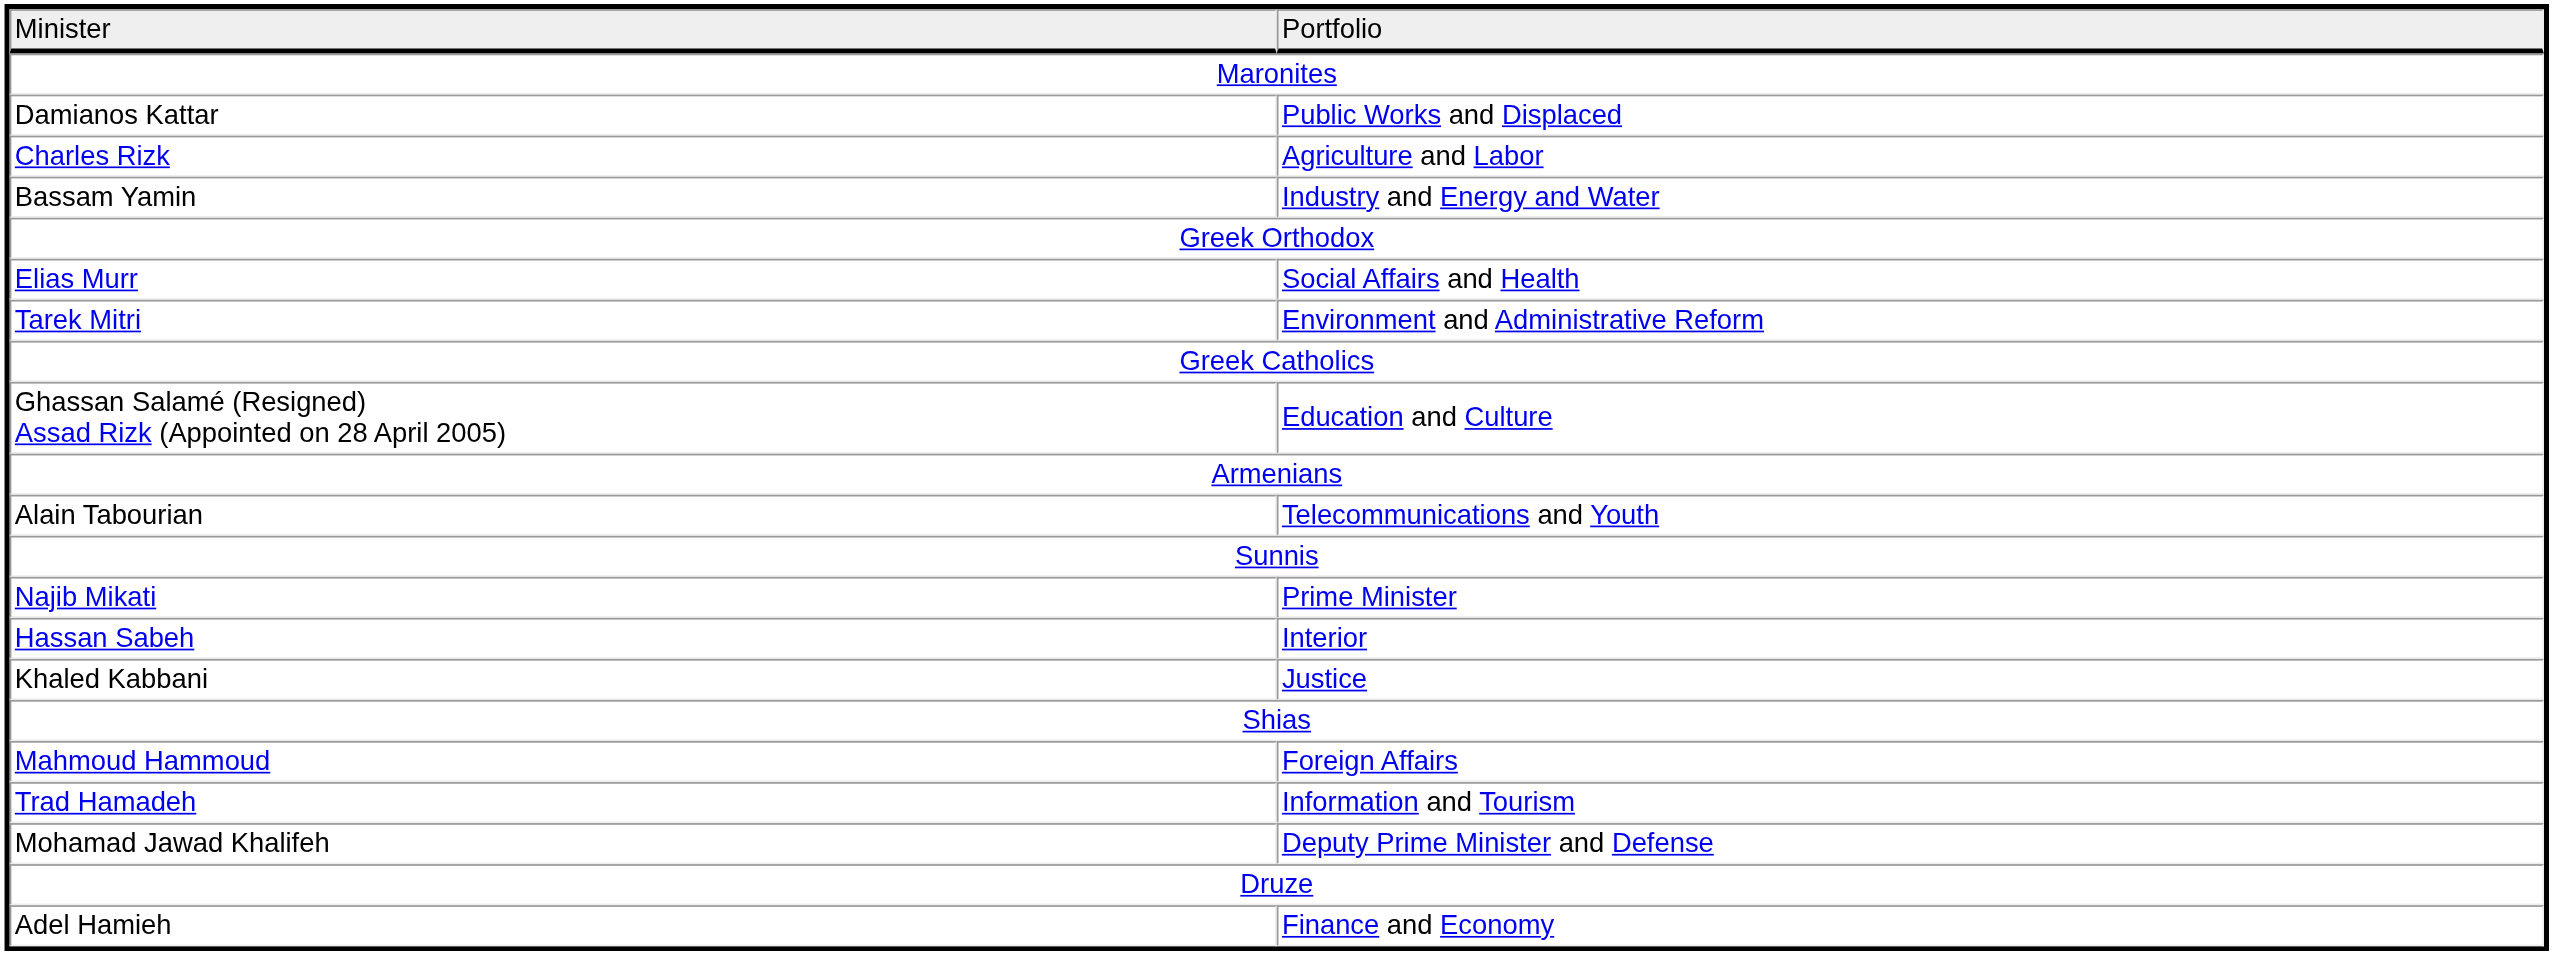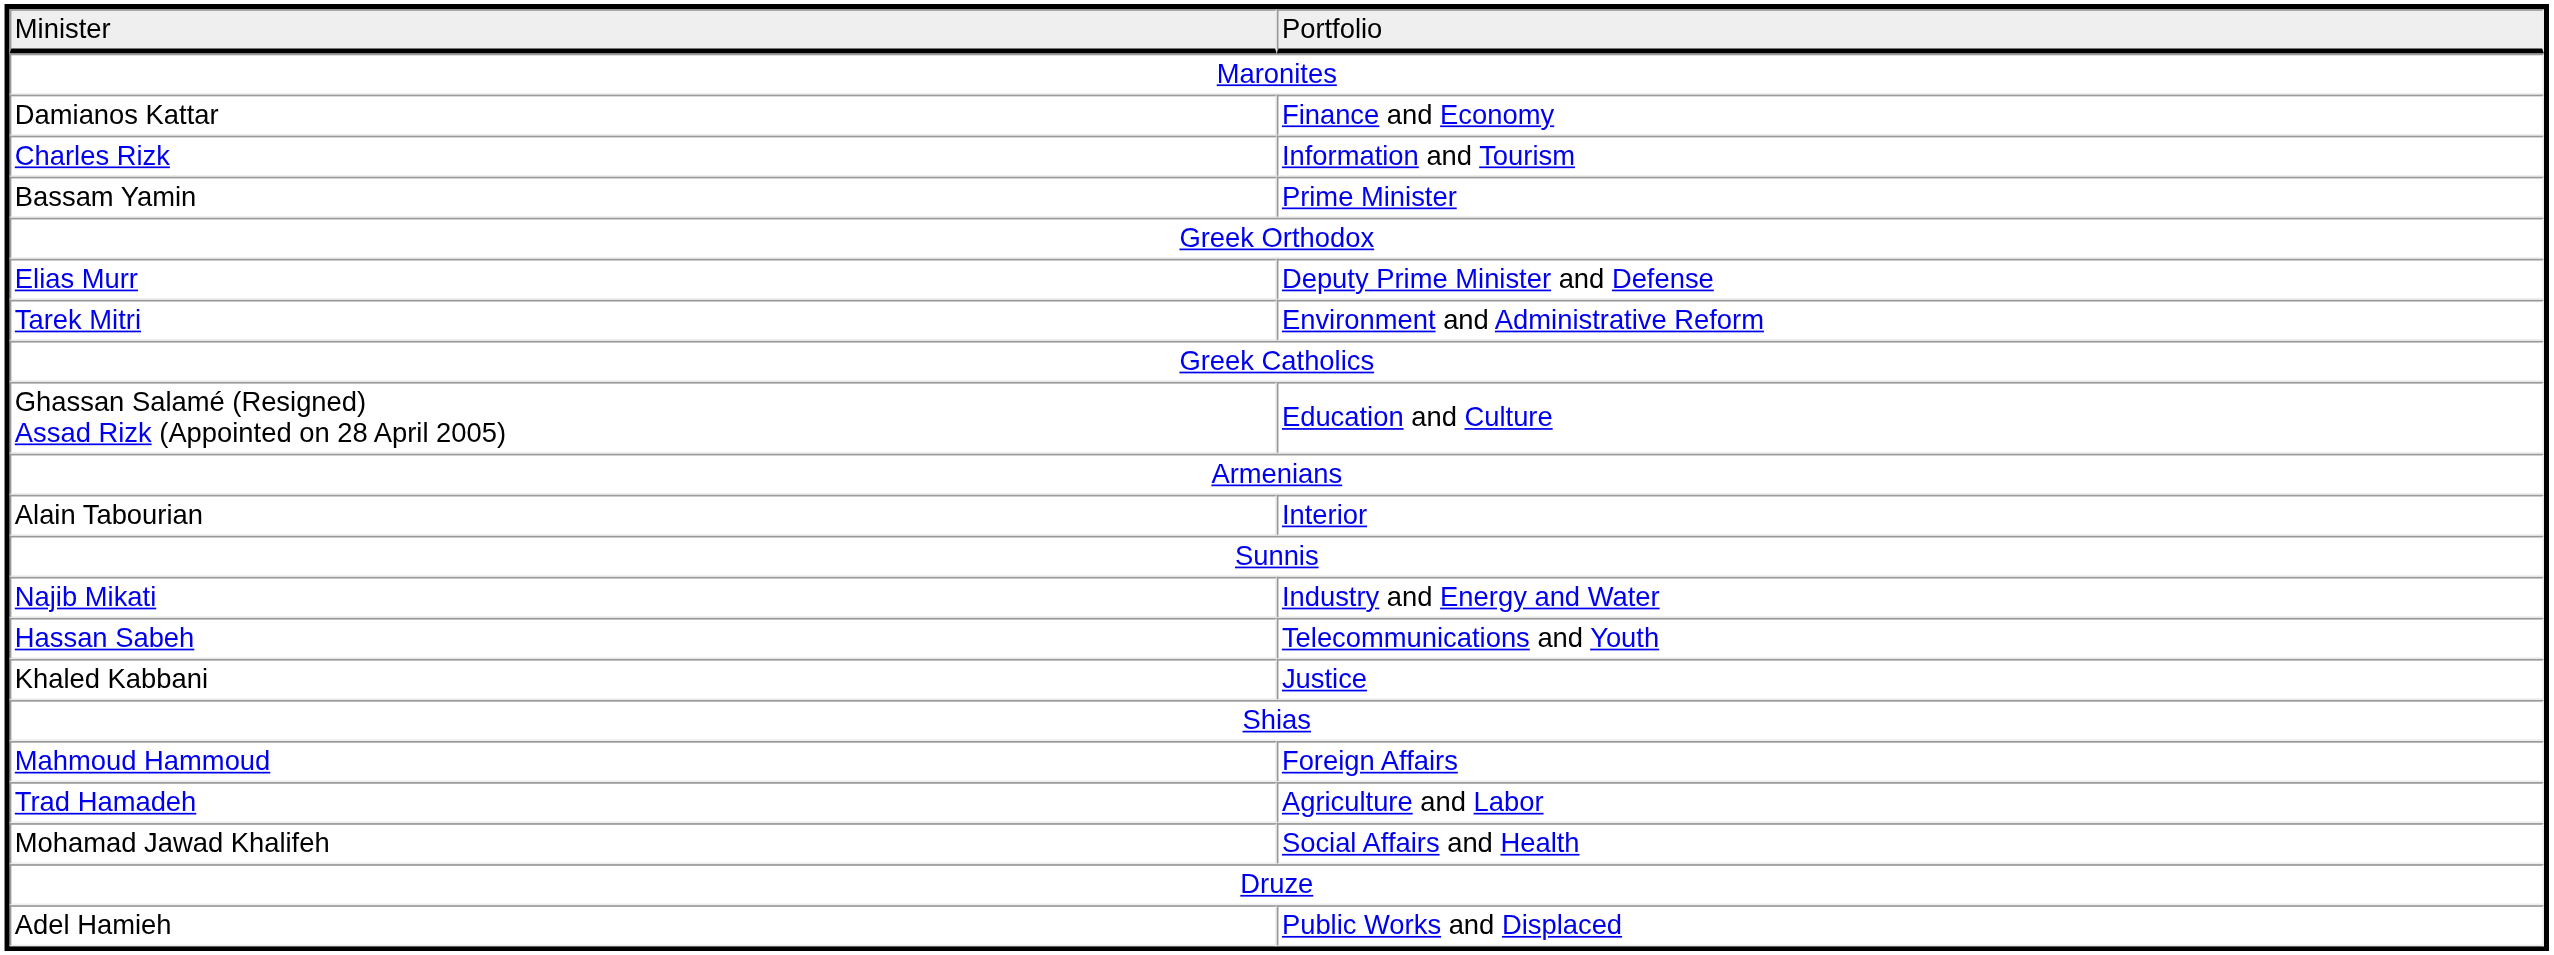(1452, 114) Public Works and Displaced -> (1418, 114) Finance and Economy
(1413, 155) Agriculture and Labor -> (1428, 155) Information and Tourism
(1471, 196) Industry and Energy and Water -> (1369, 196) Prime Minister
(1431, 278) Social Affairs and Health -> (1498, 278) Deputy Prime Minister and Defense
(1471, 514) Telecommunications and Youth -> (1324, 514) Interior
(1369, 597) Prime Minister -> (1471, 597) Industry and Energy and Water
(1324, 638) Interior -> (1471, 638) Telecommunications and Youth
(1428, 802) Information and Tourism -> (1413, 802) Agriculture and Labor
(1498, 843) Deputy Prime Minister and Defense -> (1431, 843) Social Affairs and Health
(1418, 925) Finance and Economy -> (1452, 925) Public Works and Displaced
